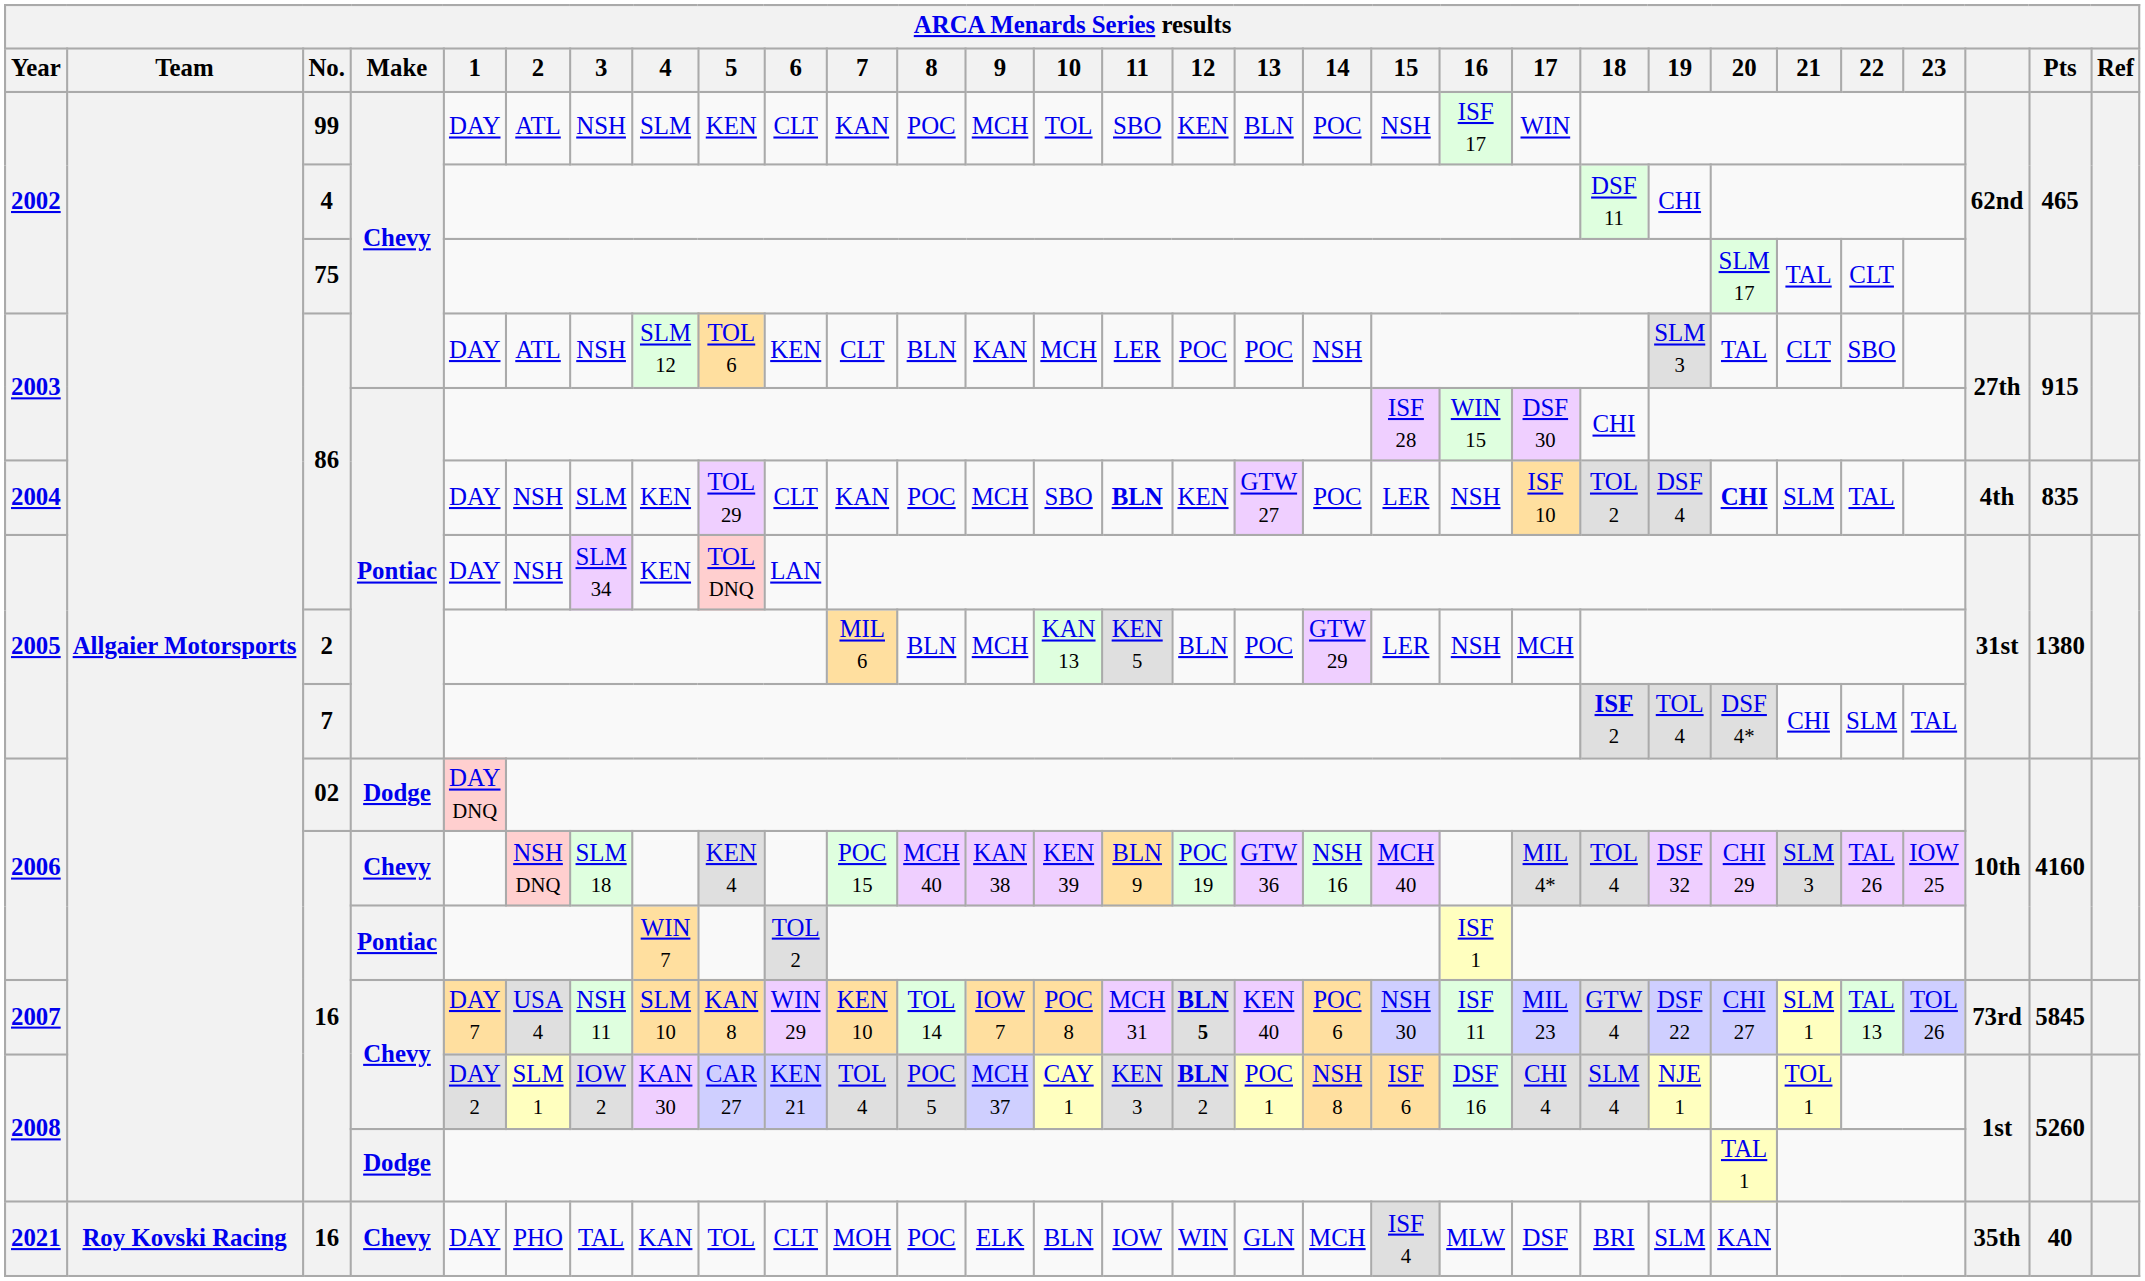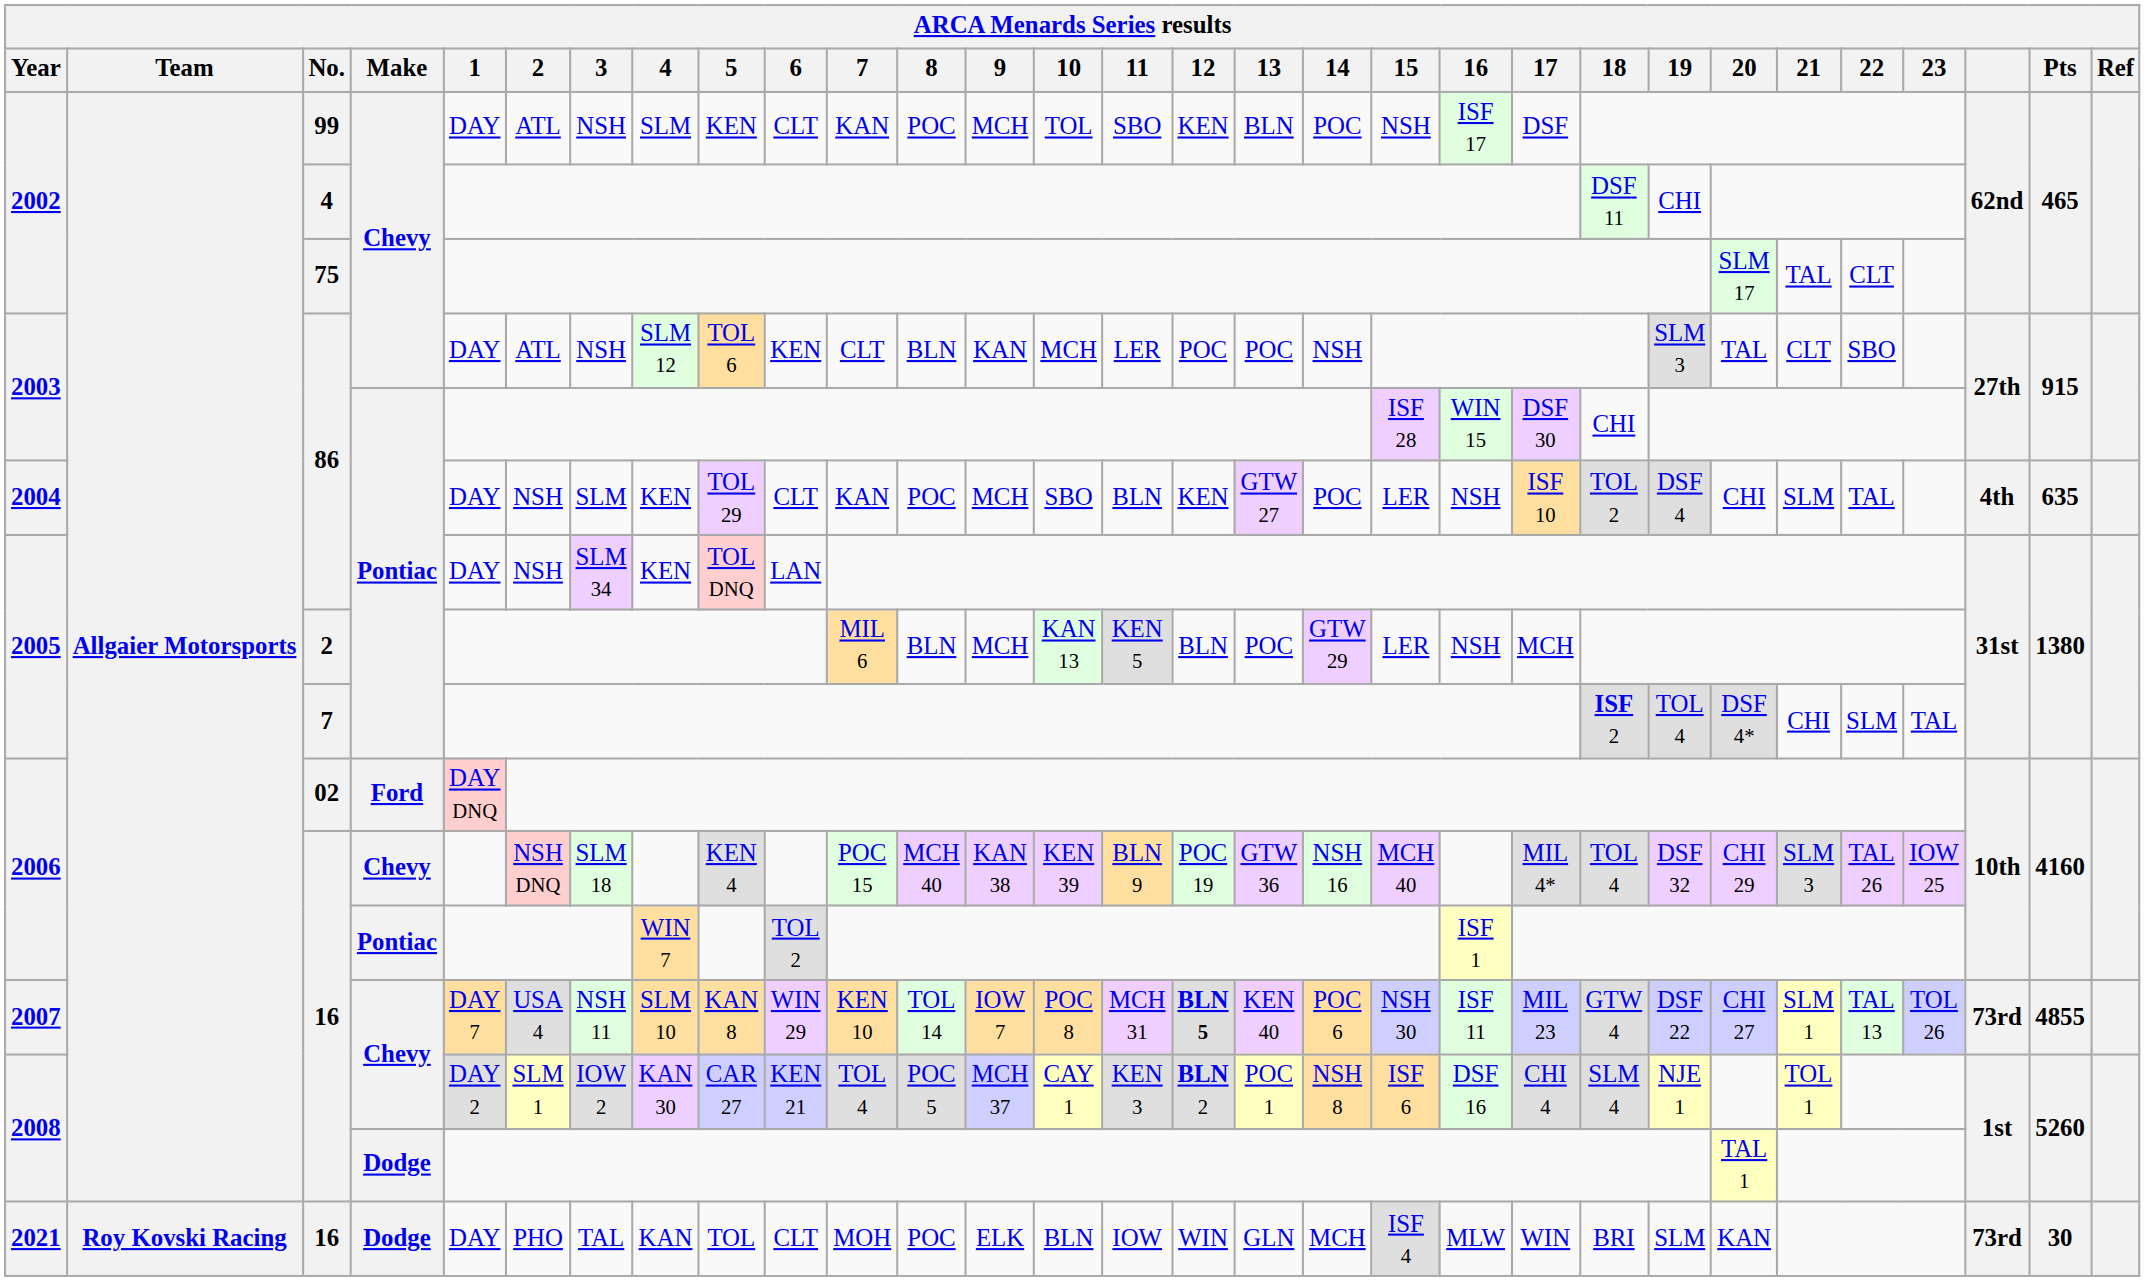(1545, 127) WIN -> (1545, 127) DSF
(1137, 497) bold -> (1137, 497) normal
(1744, 497) bold -> (1744, 497) normal
(2060, 497) 835 -> (2060, 497) 635
(397, 794) Dodge -> (397, 794) Ford
(2060, 1016) 5845 -> (2060, 1016) 4855
(397, 1238) Chevy -> (397, 1238) Dodge
(1545, 1238) DSF -> (1545, 1238) WIN
(1997, 1238) 35th -> (1997, 1238) 73rd
(2060, 1238) 40 -> (2060, 1238) 30
